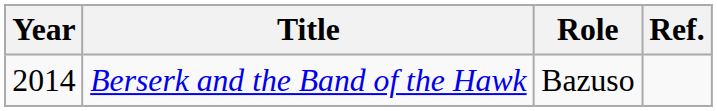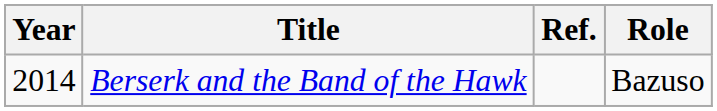columns swapped: (588, 29) <-> (677, 29)
